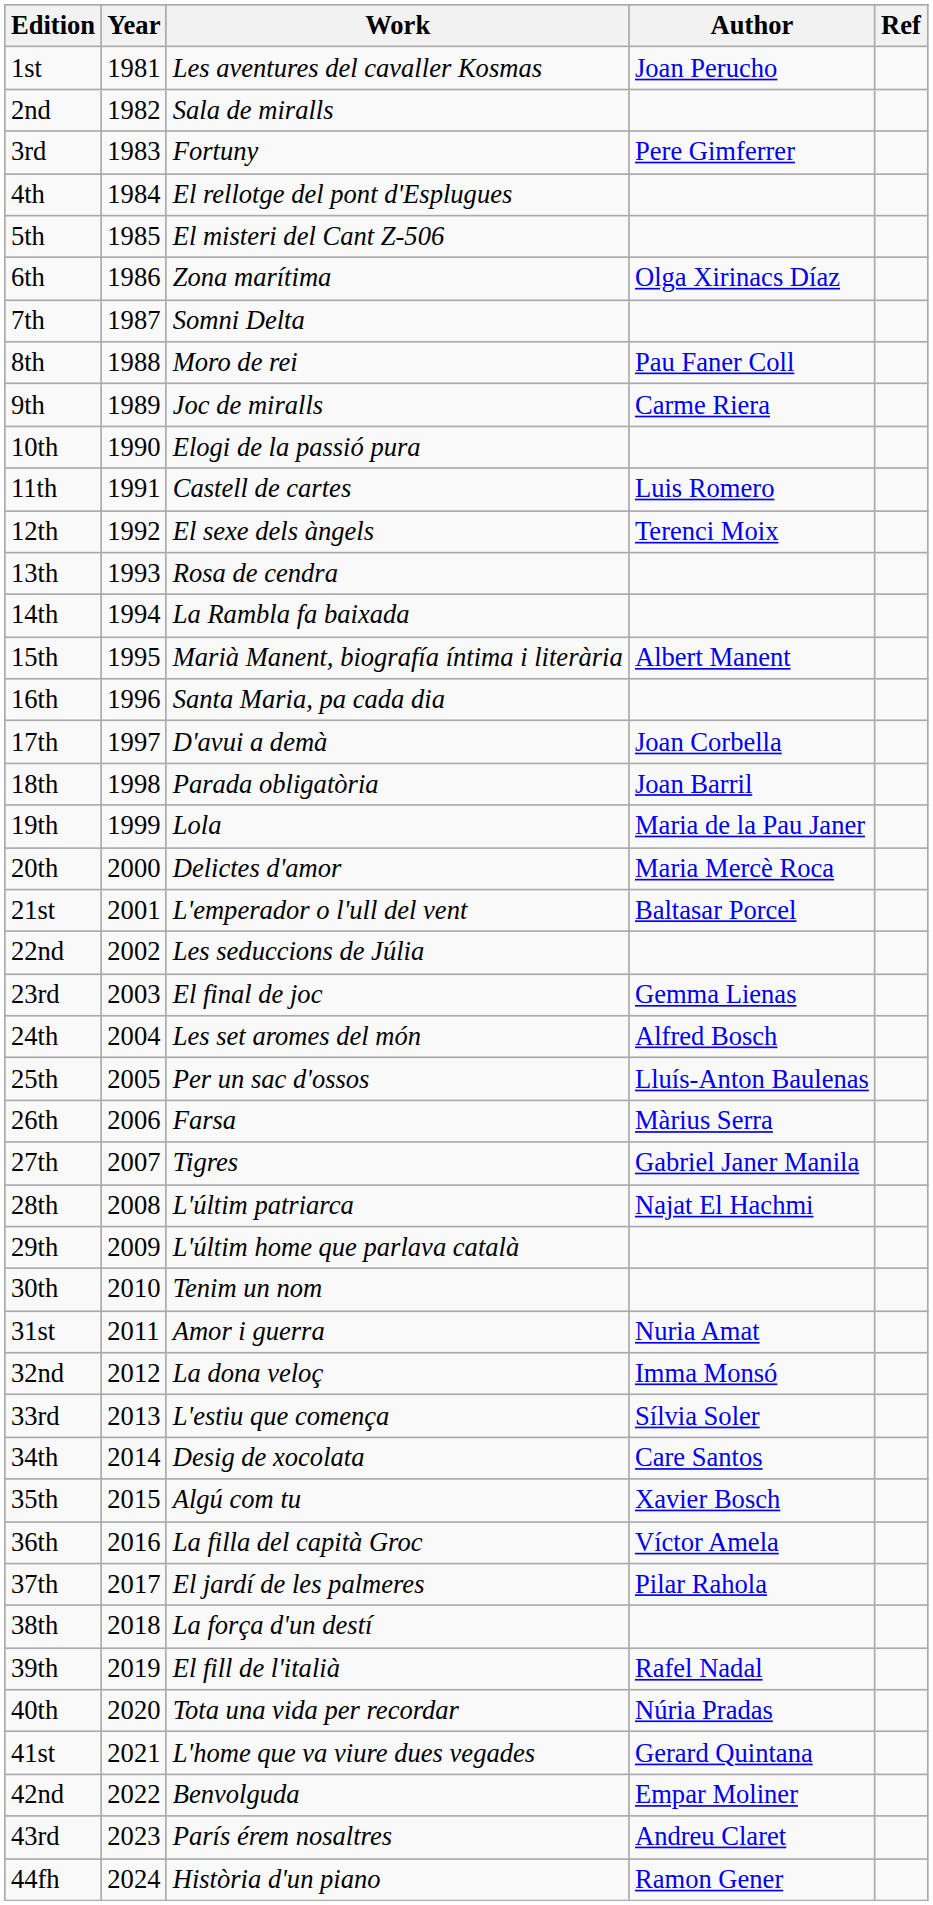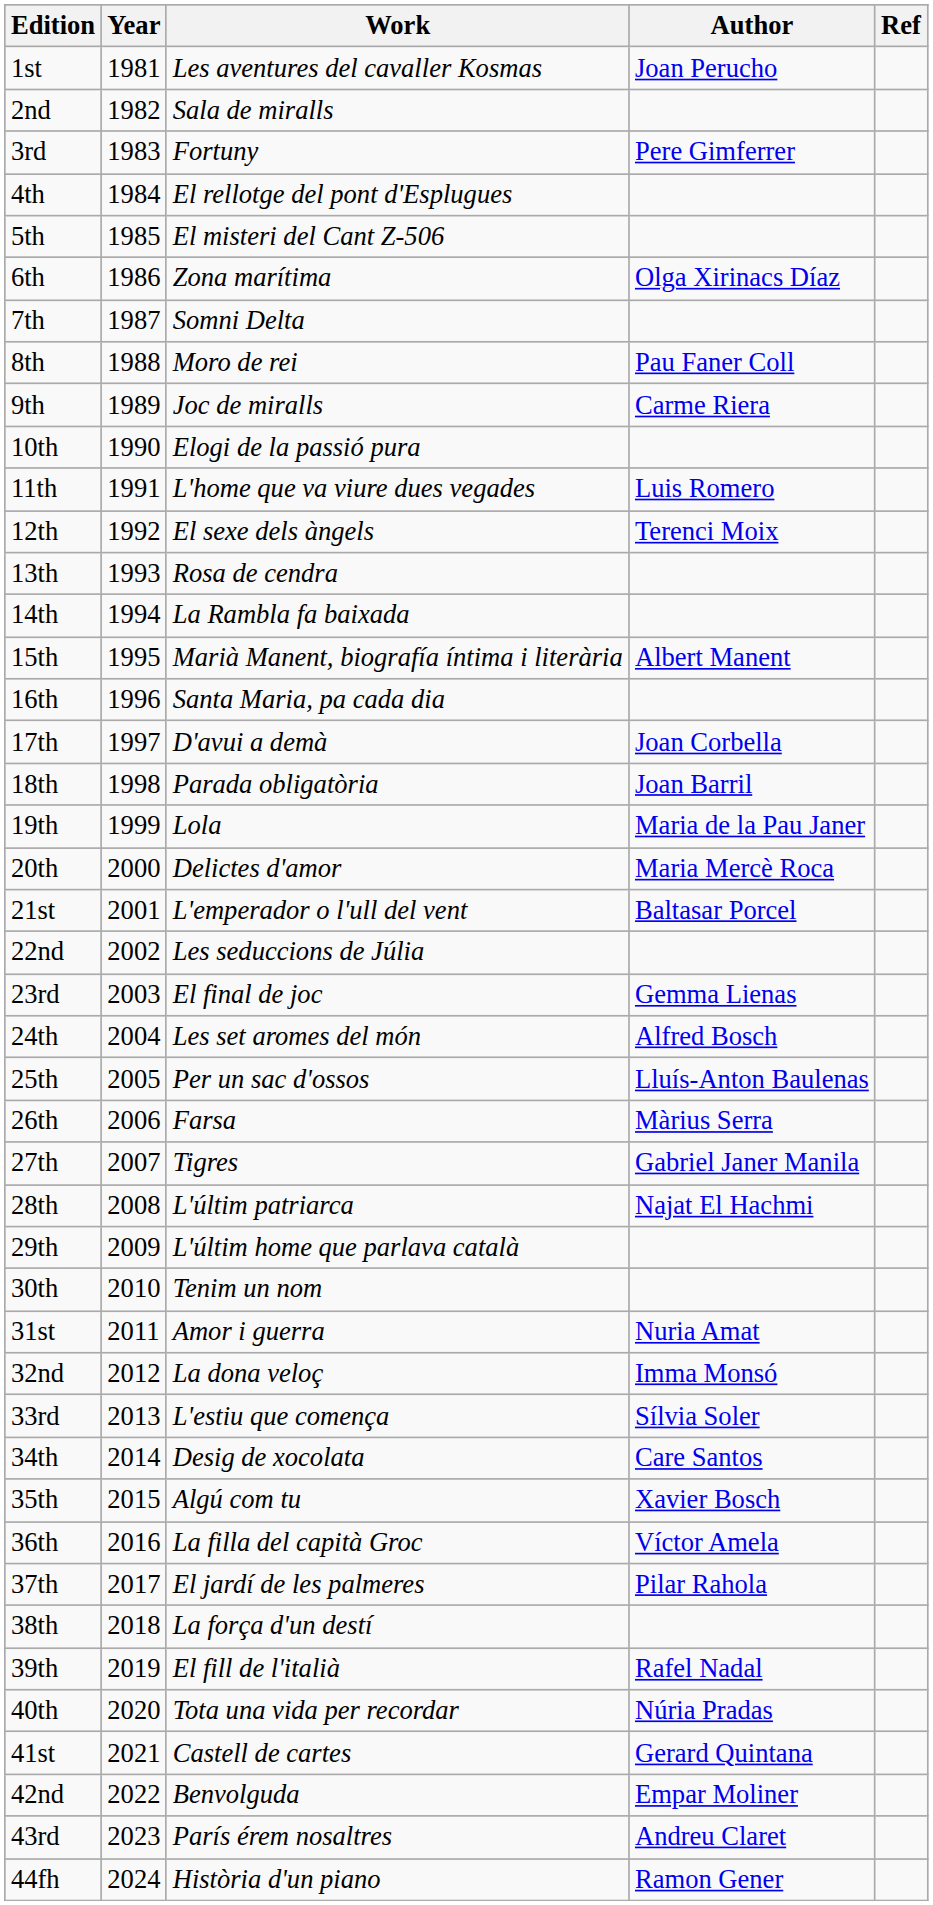(262, 488) Castell de cartes -> (354, 488) L'home que va viure dues vegades
(354, 1752) L'home que va viure dues vegades -> (262, 1752) Castell de cartes
